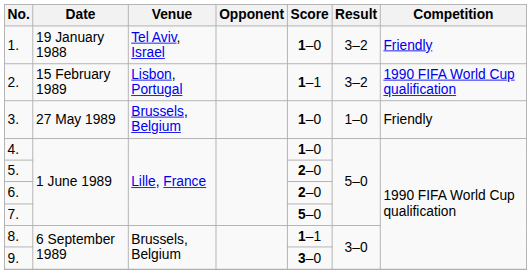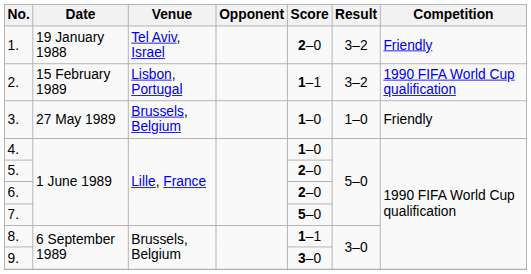(310, 44) 1–0 -> (310, 44) 2–0
